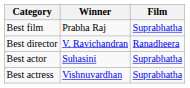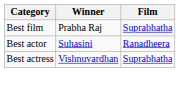- row: (32, 43)
(157, 59) Suprabhatha -> (146, 43) Ranadheera
